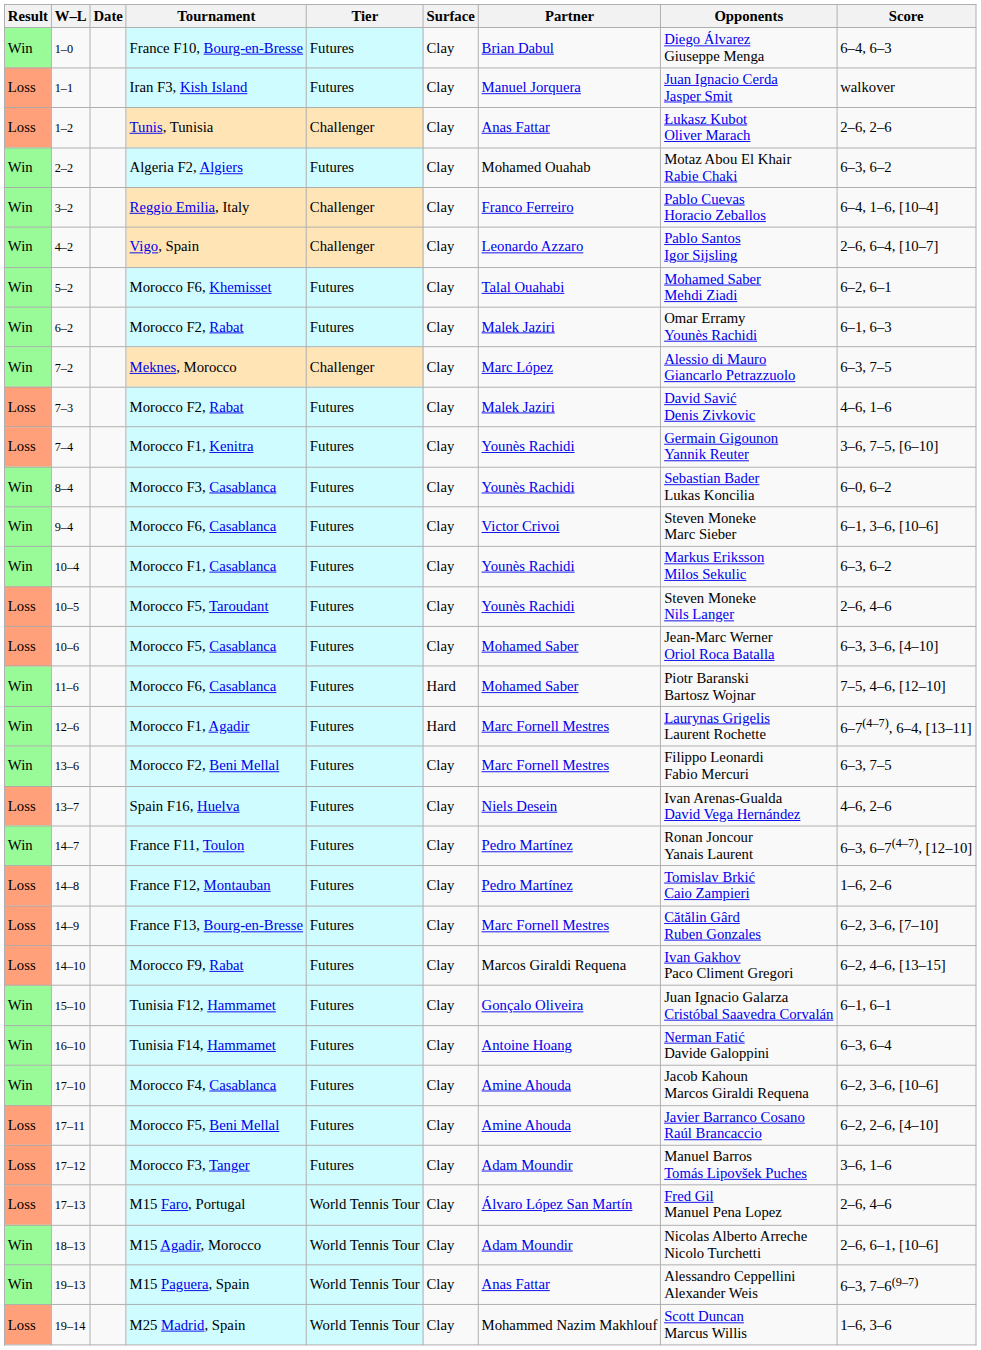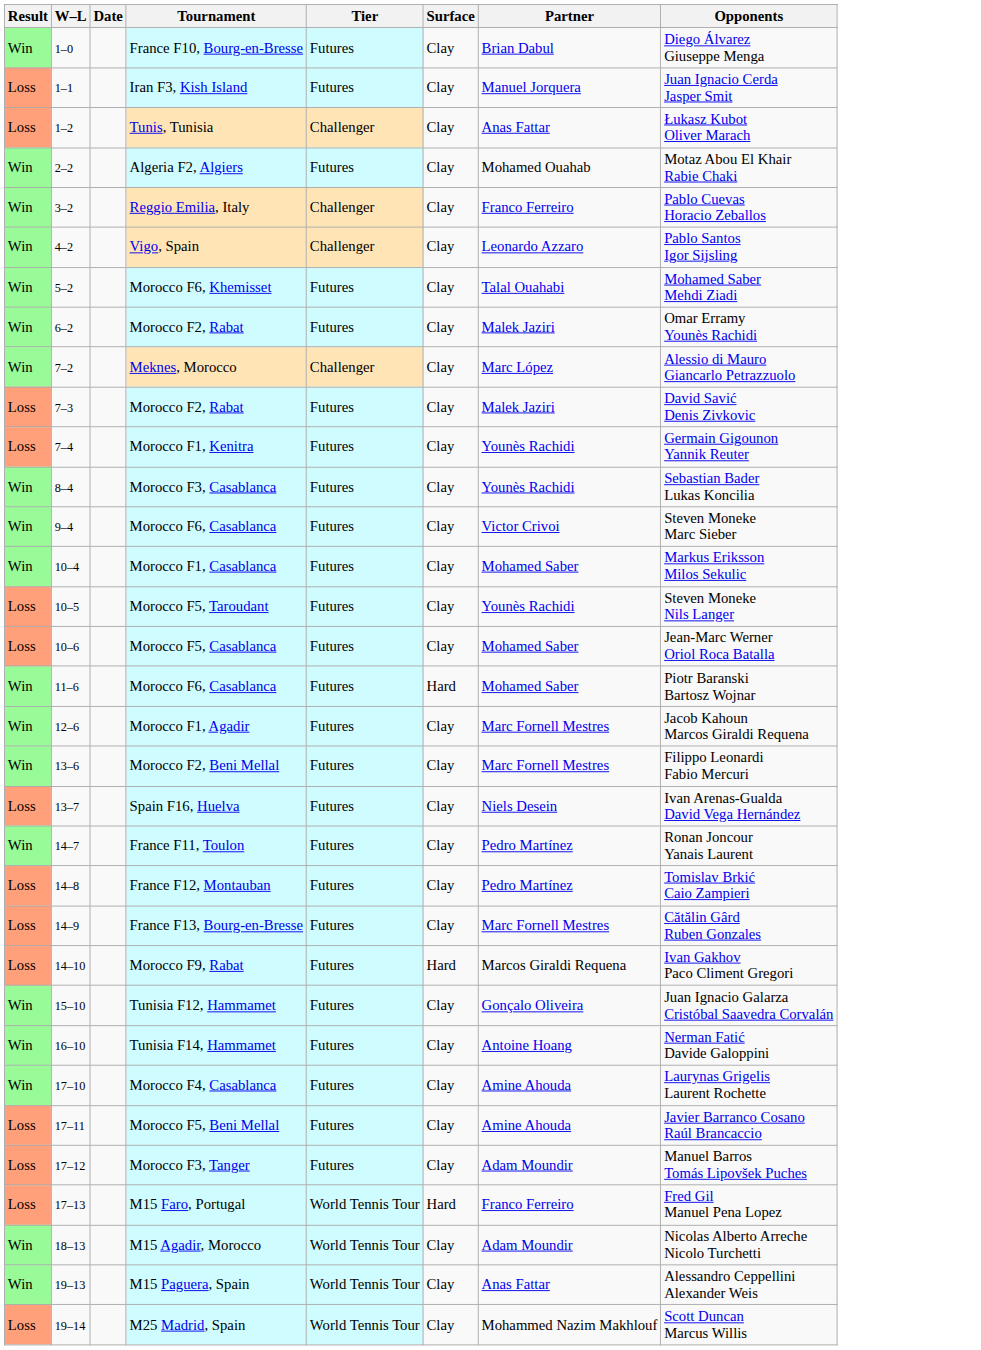- column: (906, 16)
(528, 566) Younès Rachidi -> (530, 566) Mohamed Saber
(441, 726) Hard -> (440, 726) Clay
(717, 726) Laurynas Grigelis Laurent Rochette -> (736, 726) Jacob Kahoun Marcos Giraldi Requena
(440, 965) Clay -> (441, 965) Hard
(736, 1085) Jacob Kahoun Marcos Giraldi Requena -> (717, 1085) Laurynas Grigelis Laurent Rochette
(440, 1205) Clay -> (441, 1205) Hard
(557, 1205) Álvaro López San Martín -> (528, 1205) Franco Ferreiro
